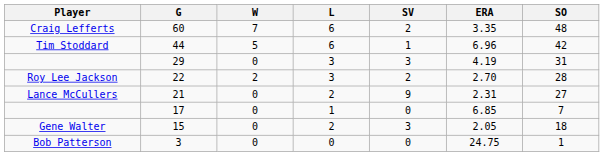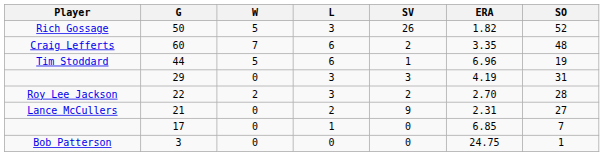+ row: (179, 29)
(561, 45) 42 -> (561, 61) 19
- row: (179, 127)
